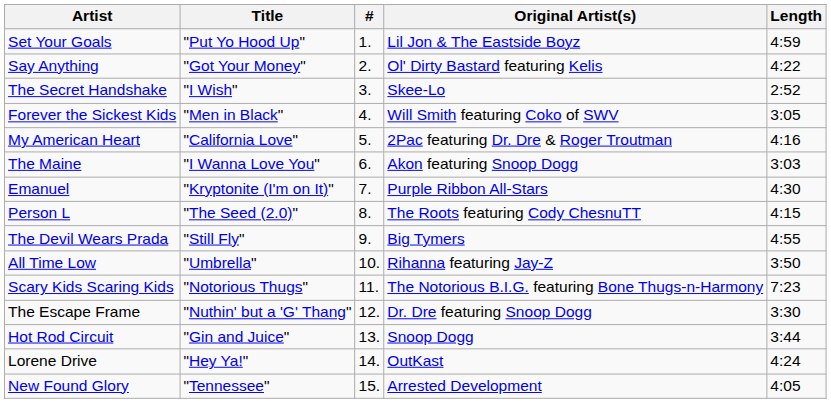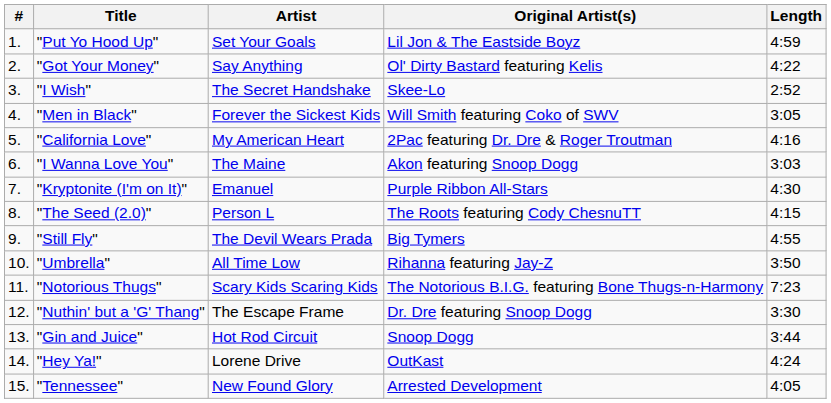columns swapped: (369, 16) <-> (92, 16)
